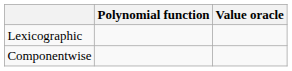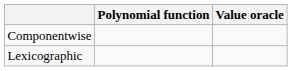rows swapped: (50, 55) <-> (45, 35)
